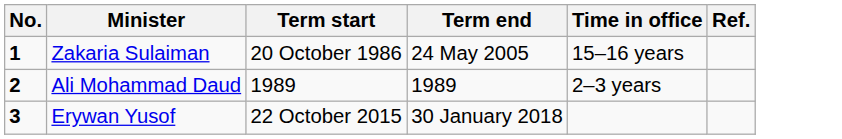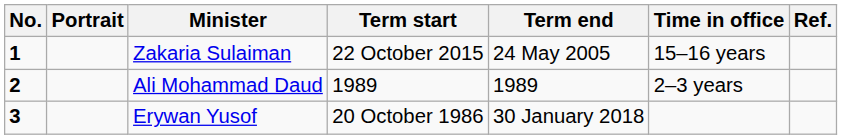+ column: (88, 20)
(326, 52) 20 October 1986 -> (408, 52) 22 October 2015
(326, 117) 22 October 2015 -> (408, 117) 20 October 1986
